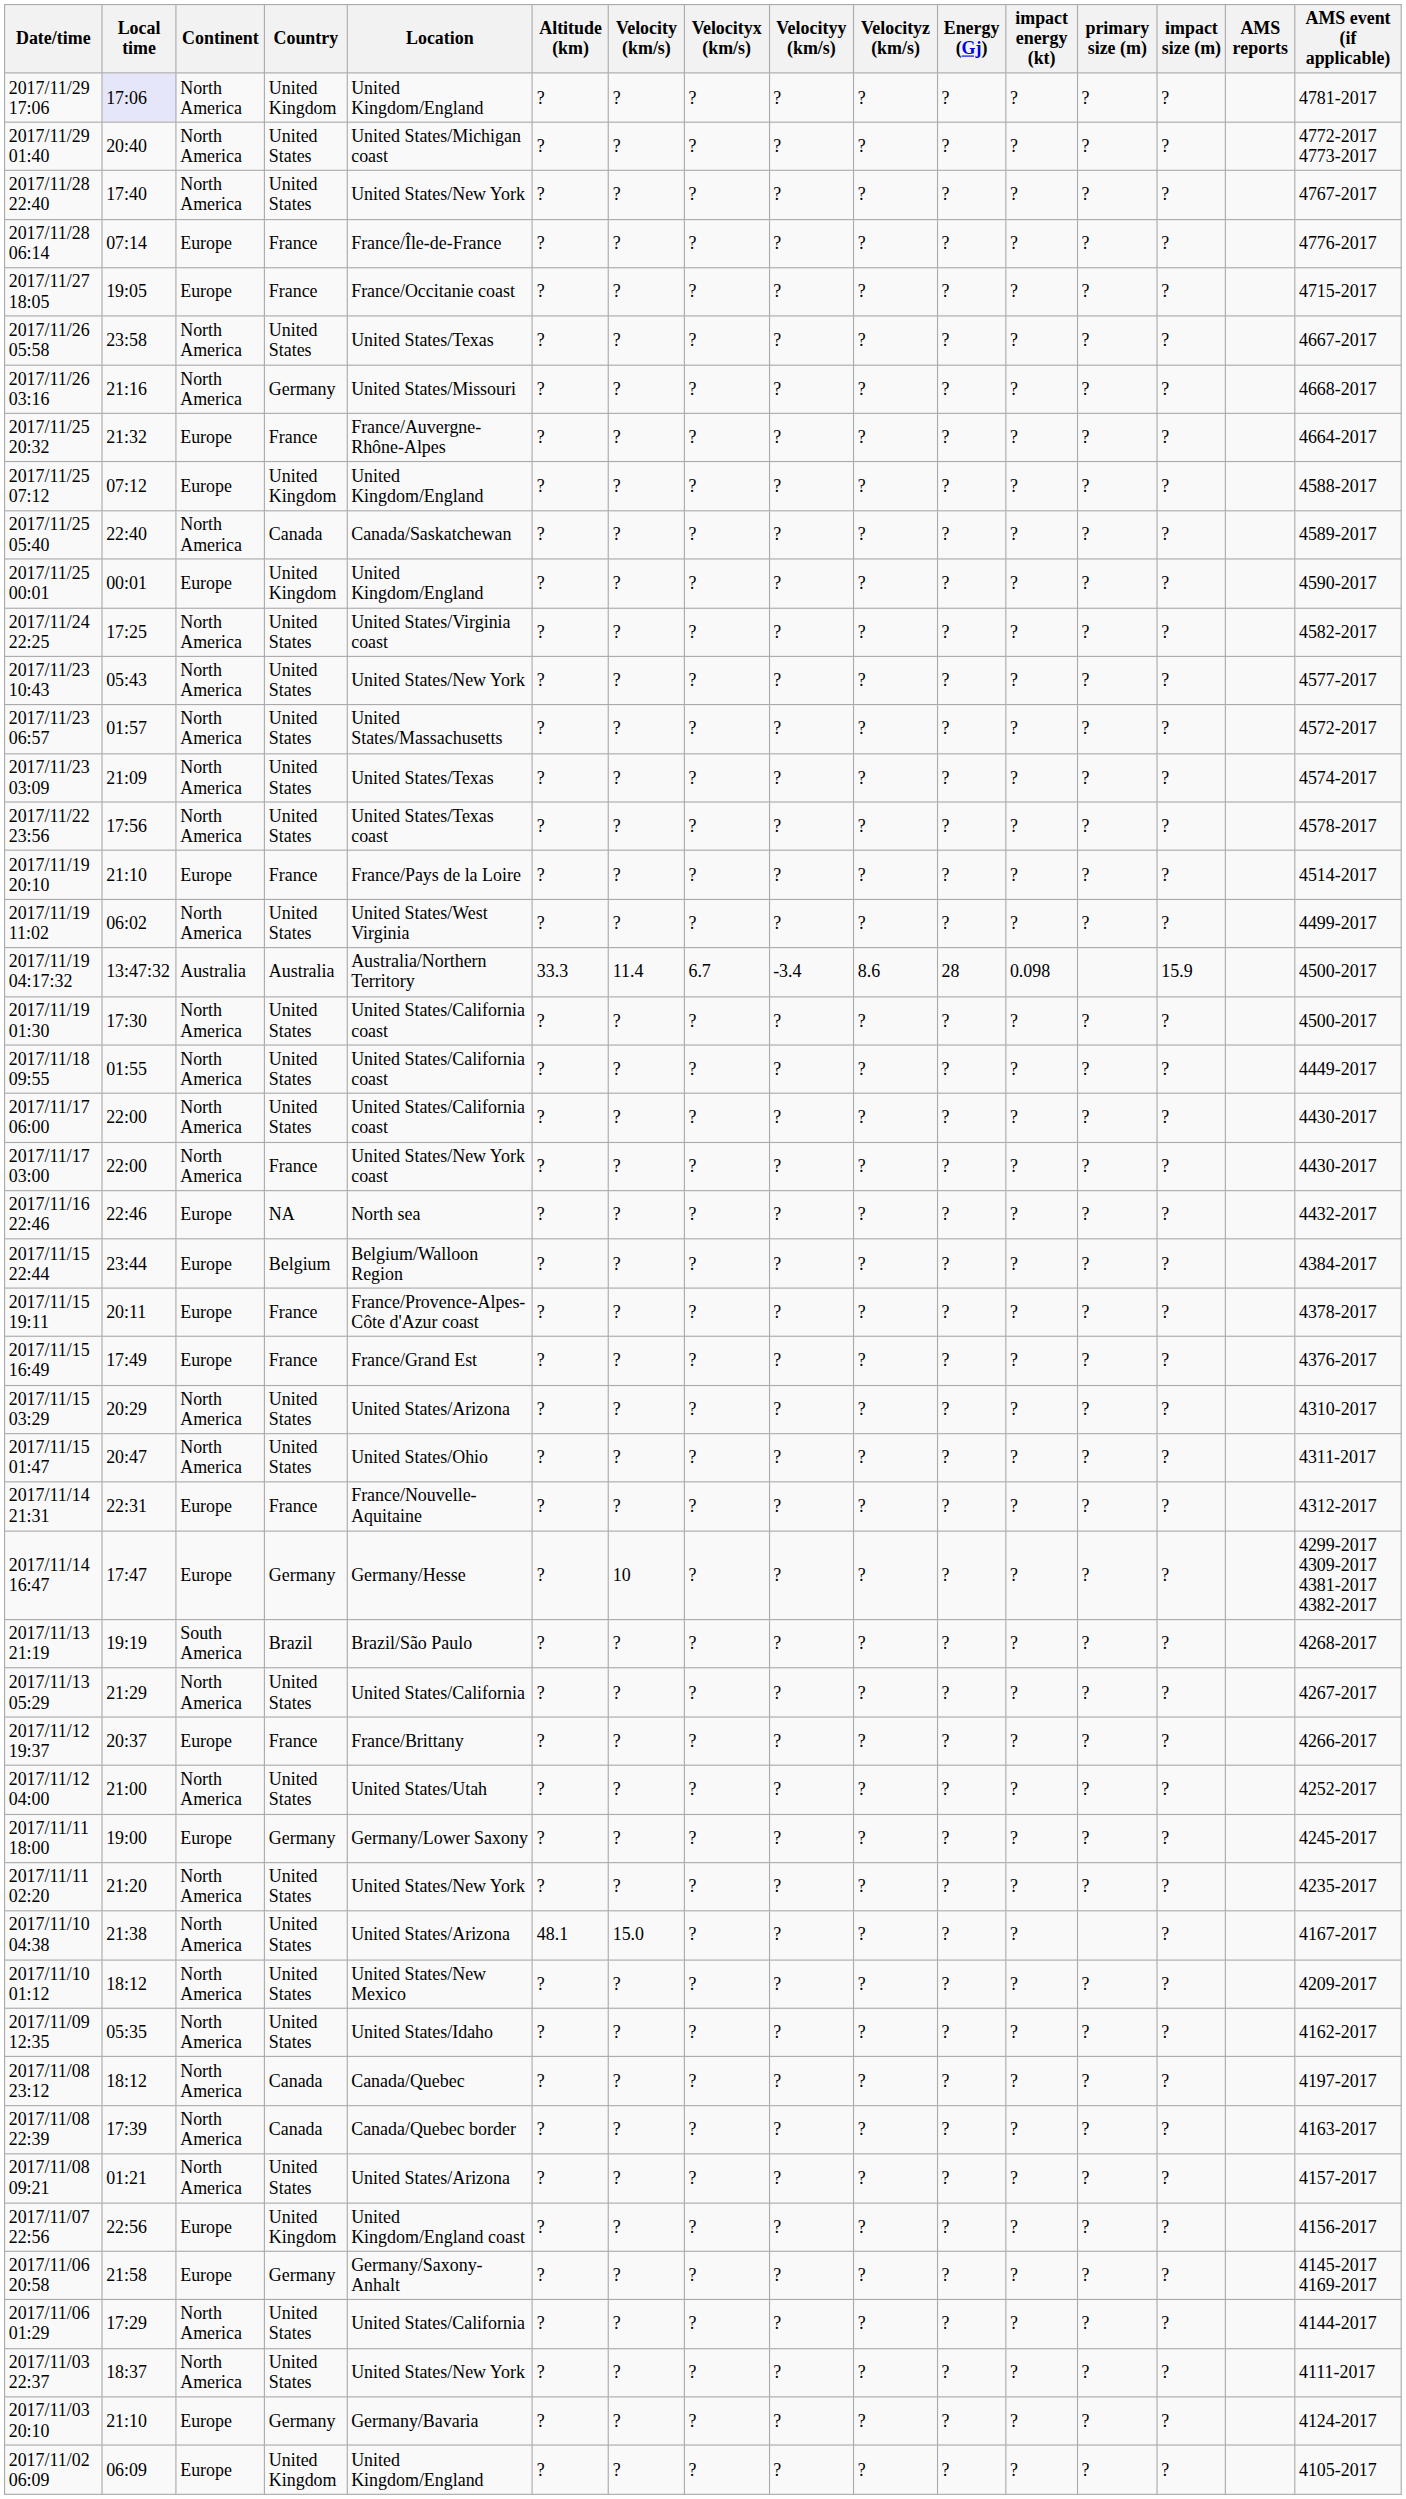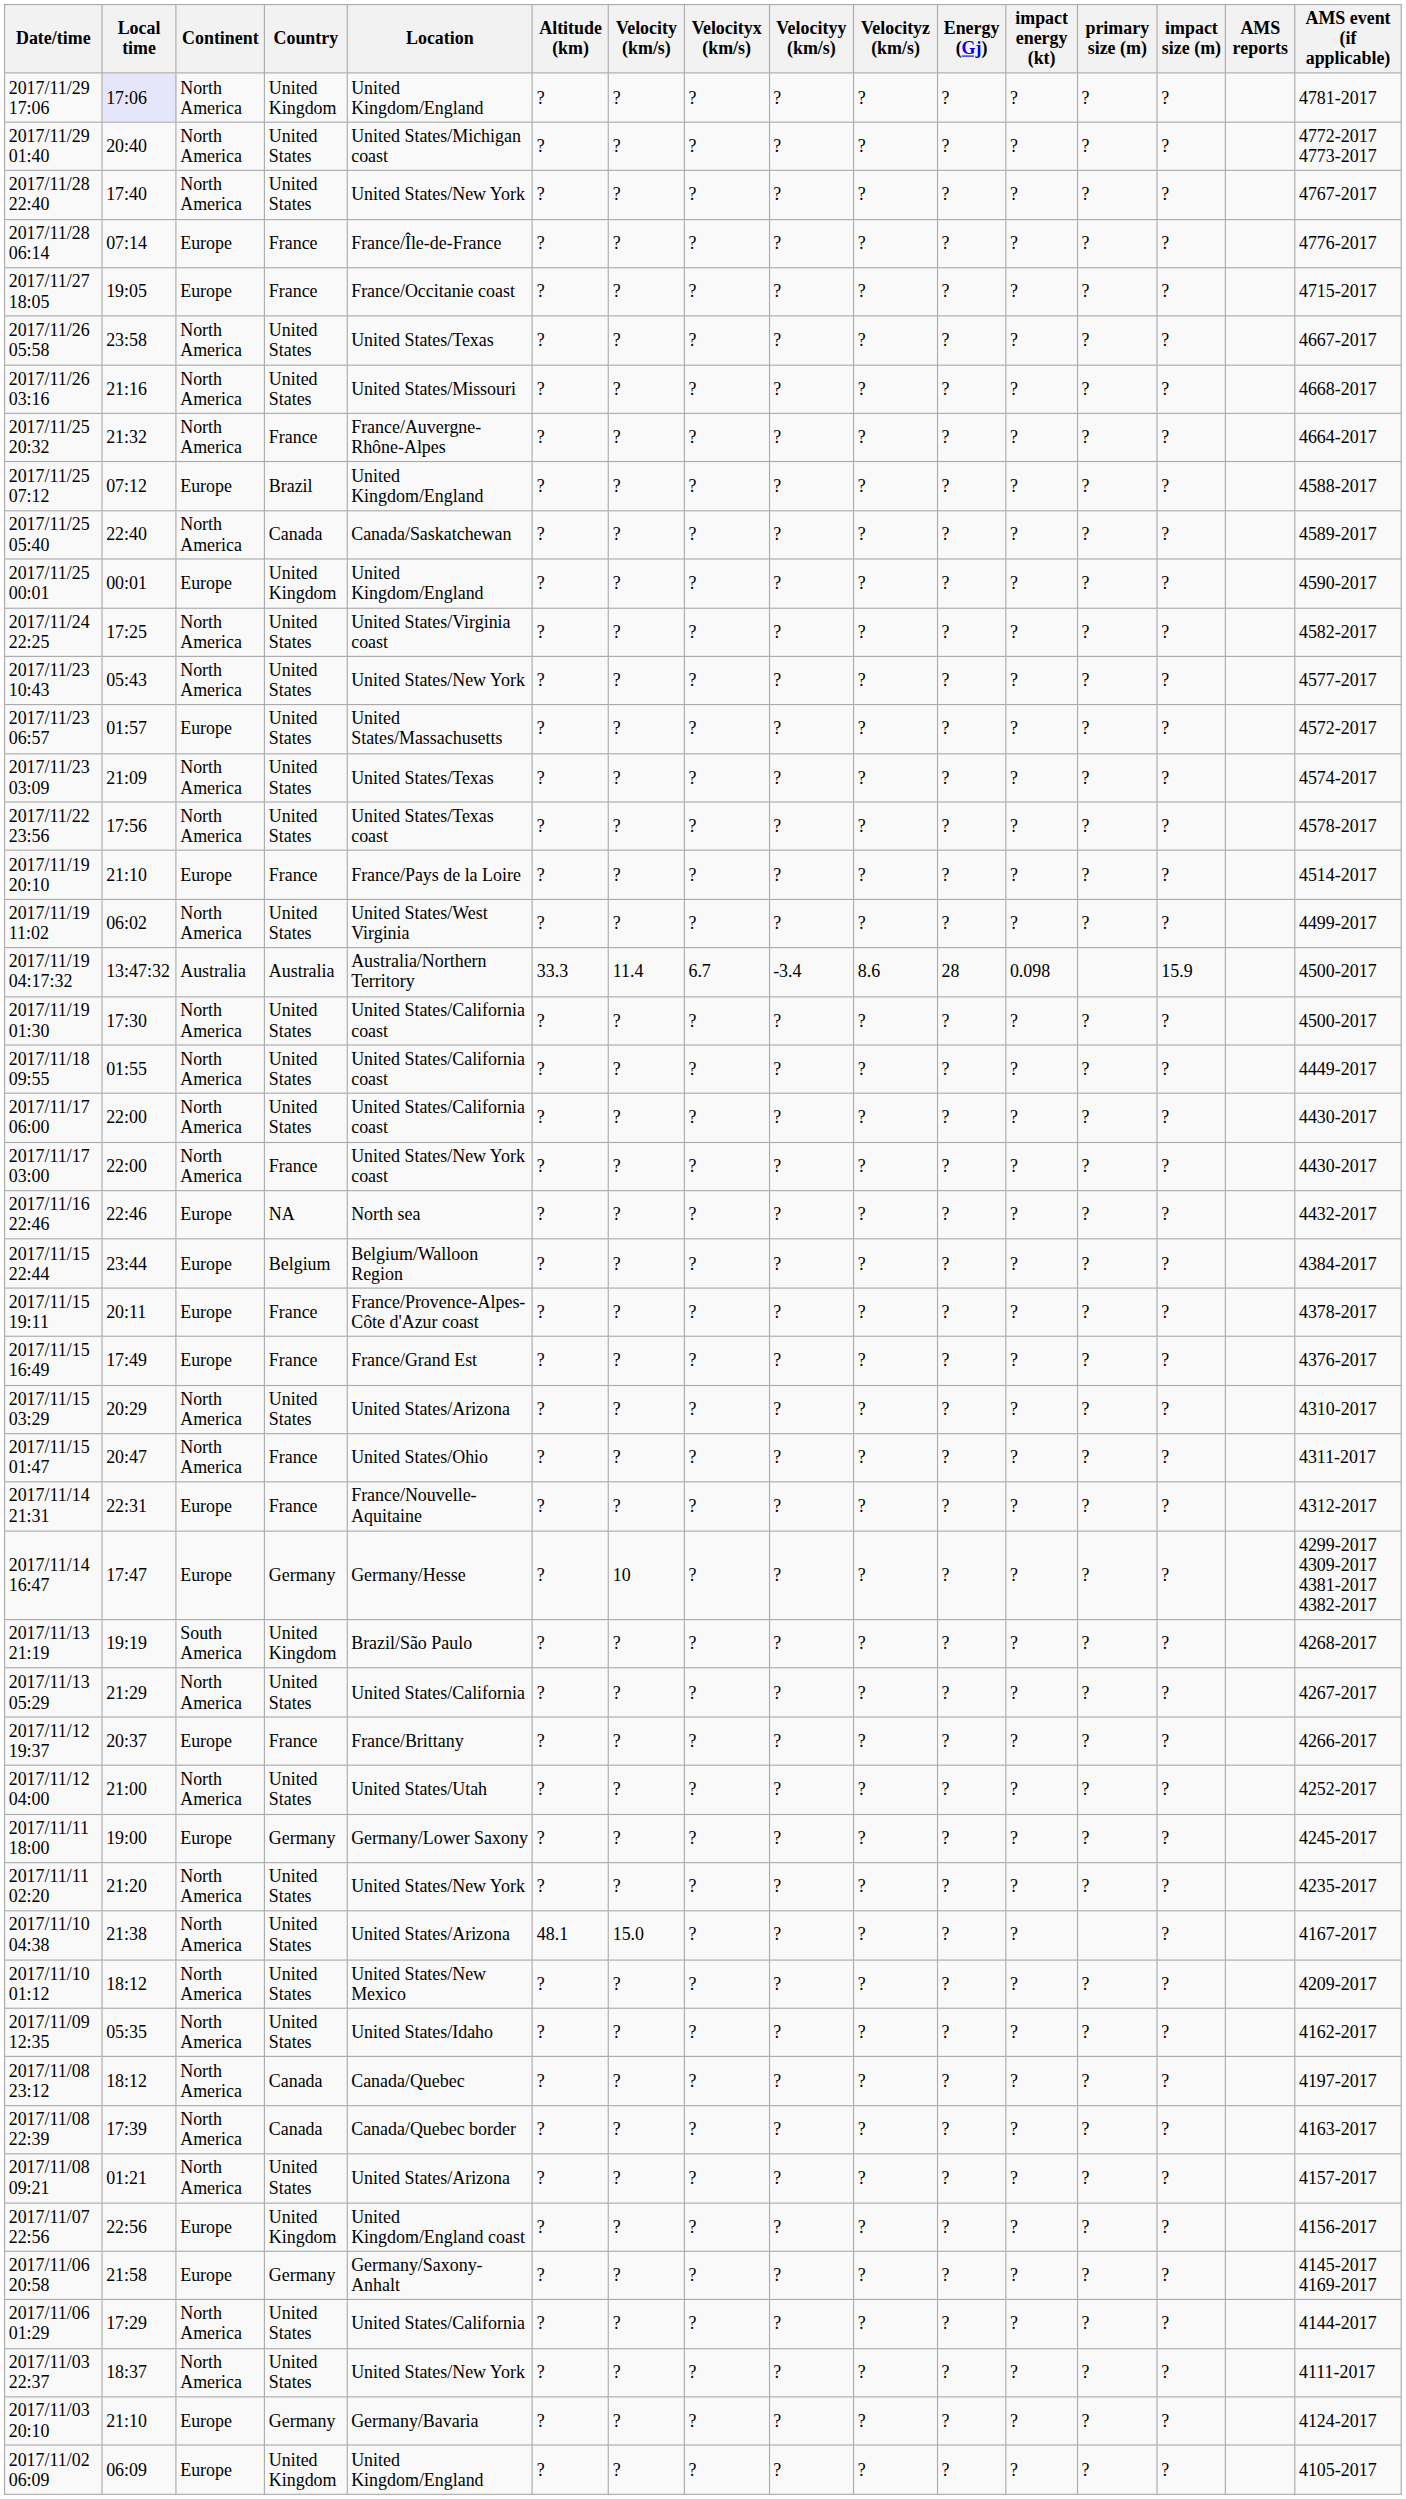(302, 389) Germany -> (293, 389) United States
(206, 437) Europe -> (211, 437) North America
(303, 486) United Kingdom -> (291, 486) Brazil
(211, 729) North America -> (206, 729) Europe
(293, 1457) United States -> (293, 1457) France
(291, 1643) Brazil -> (303, 1643) United Kingdom
